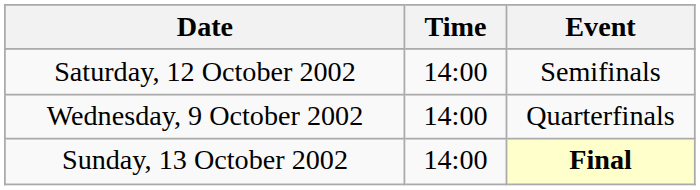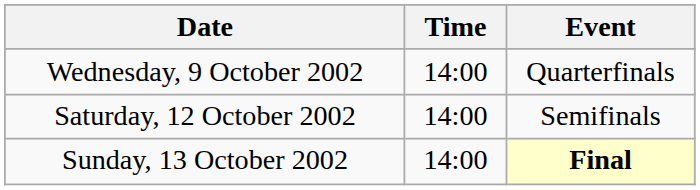rows swapped: (205, 116) <-> (205, 71)
